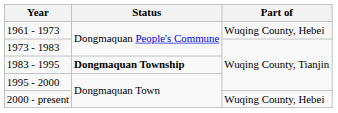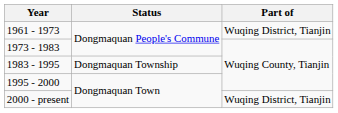(274, 30) Wuqing County, Hebei -> (277, 30) Wuqing District, Tianjin
(129, 64) bold -> (126, 64) normal
(274, 99) Wuqing County, Hebei -> (277, 99) Wuqing District, Tianjin
